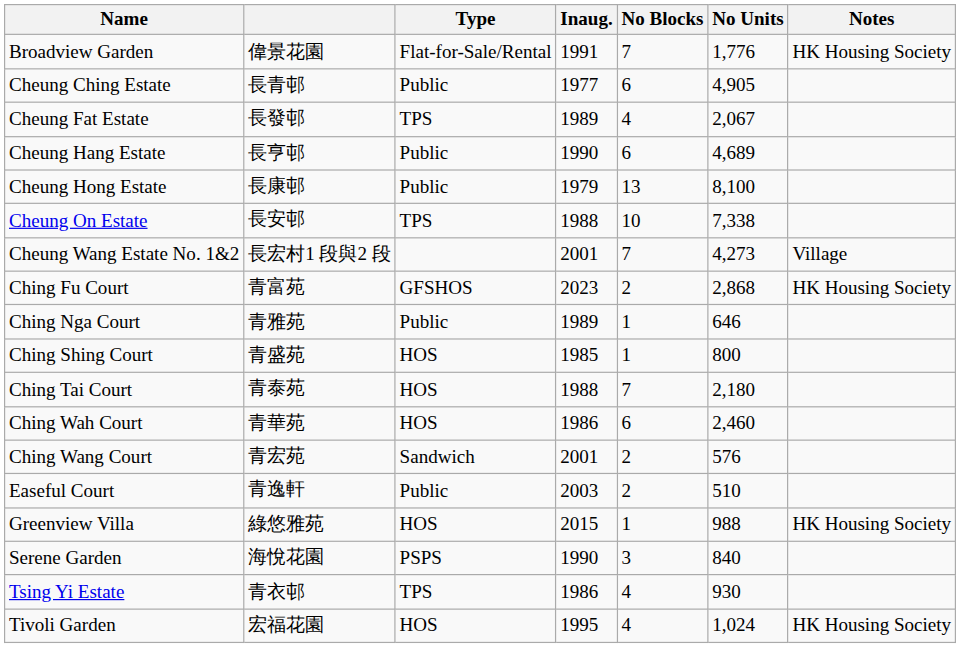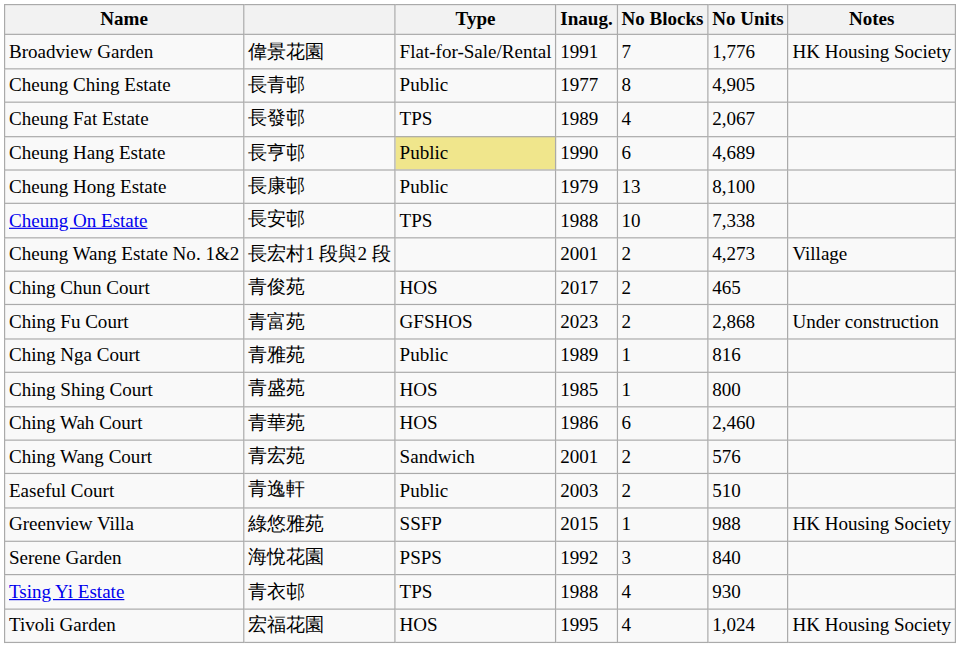(626, 85) 6 -> (626, 85) 8
(424, 152) no background -> (424, 152) khaki background
(626, 254) 7 -> (626, 254) 2
+ row: (79, 287)
(872, 287) HK Housing Society -> (866, 321) Under construction
(726, 321) 646 -> (726, 355) 816
- row: (71, 389)
(419, 524) HOS -> (421, 524) SSFP
(579, 558) 1990 -> (579, 558) 1992
(579, 591) 1986 -> (579, 591) 1988
